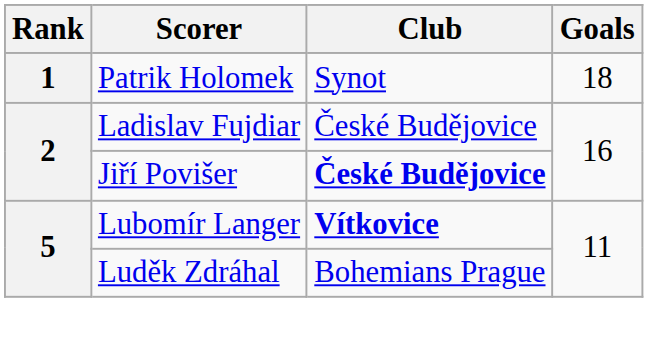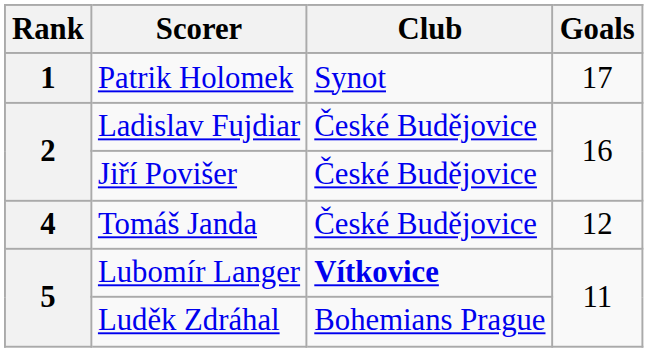(597, 77) 18 -> (597, 77) 17
(430, 175) bold -> (426, 175) normal
+ row: (177, 223)
